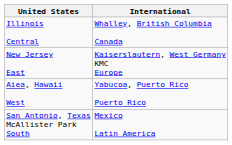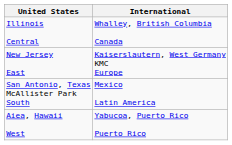rows swapped: (48, 125) <-> (34, 94)
